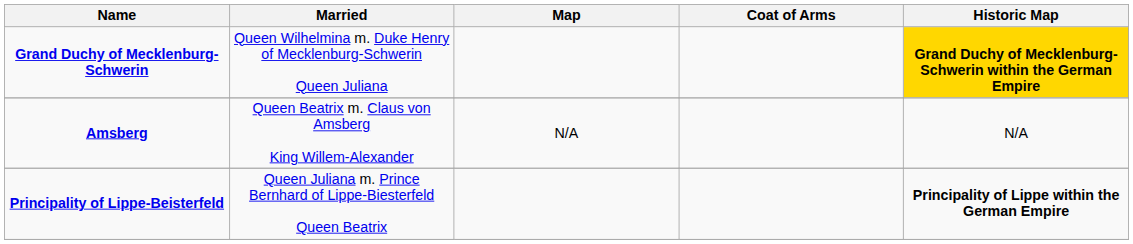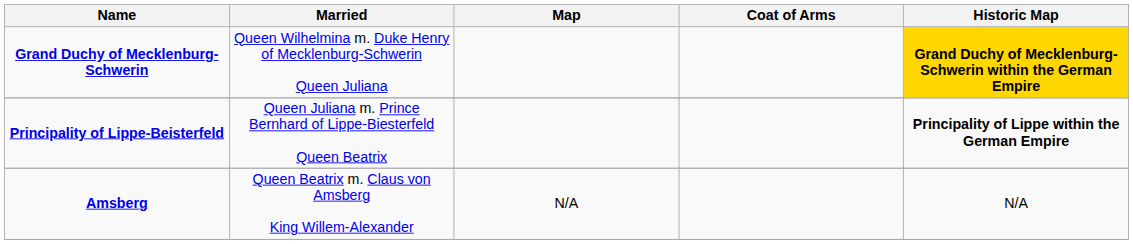rows swapped: (117, 203) <-> (117, 133)
